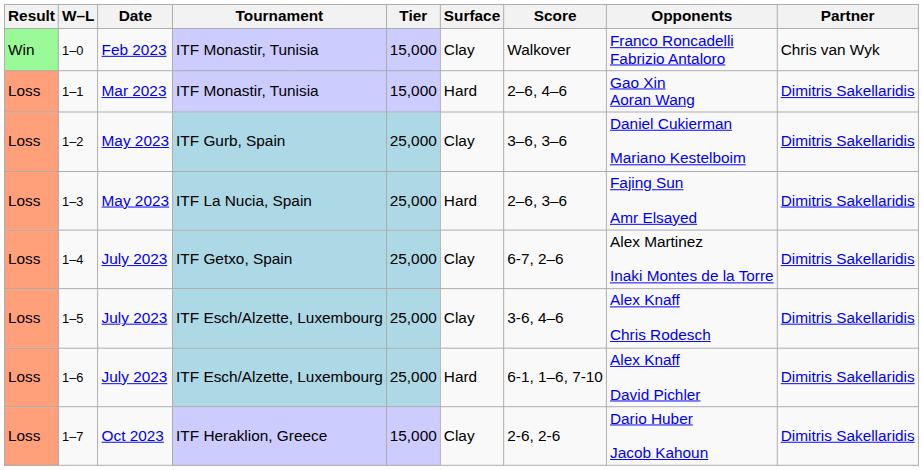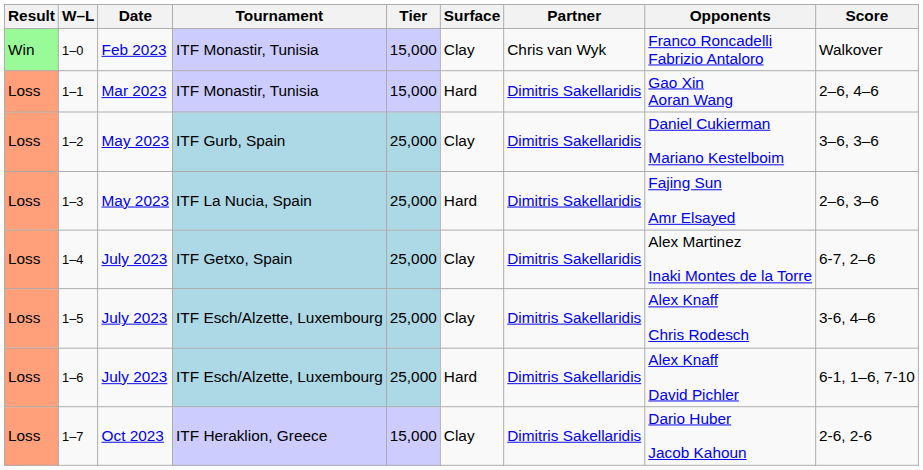columns swapped: (848, 16) <-> (555, 16)
